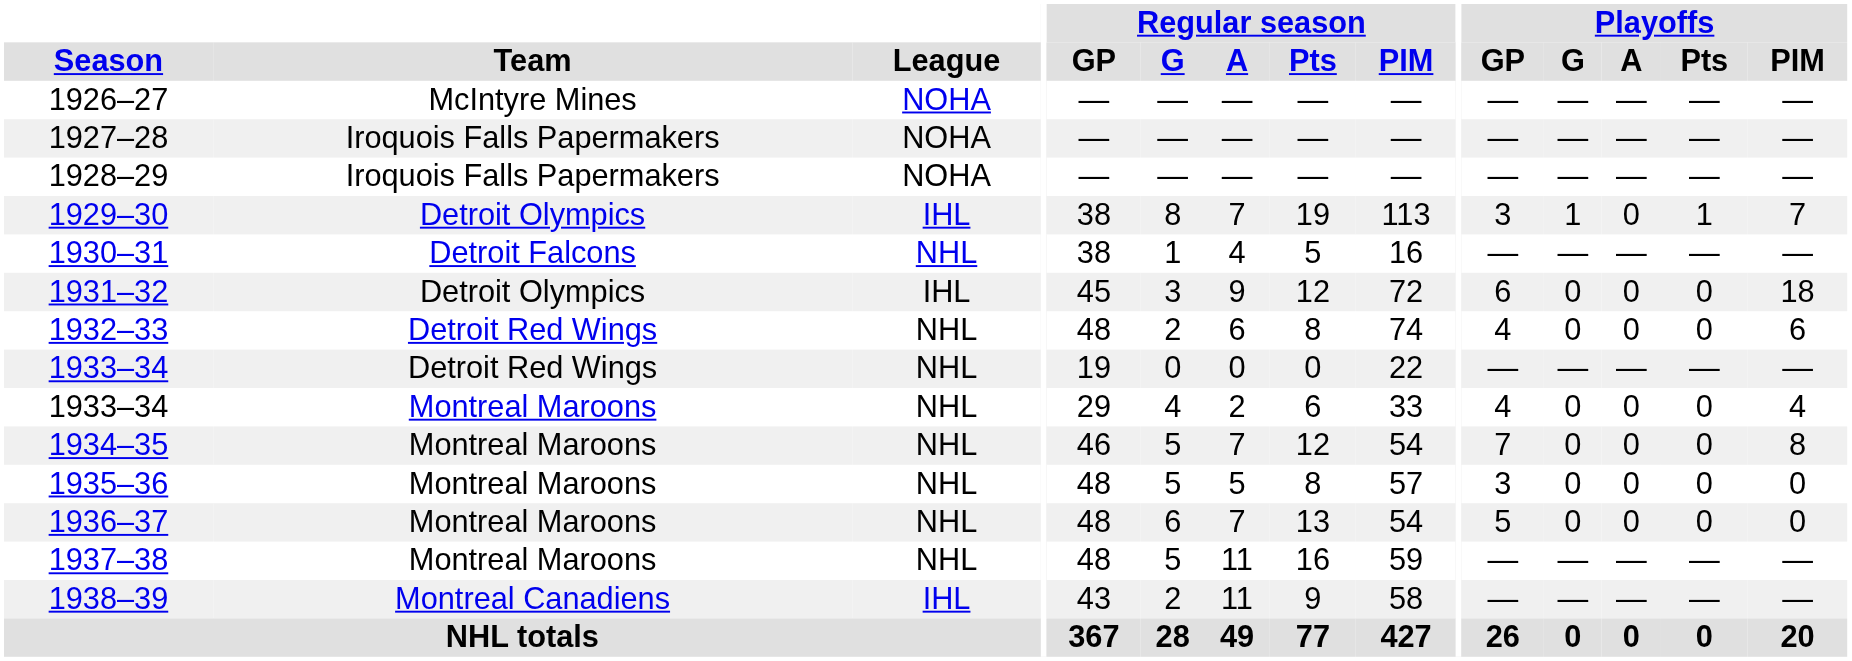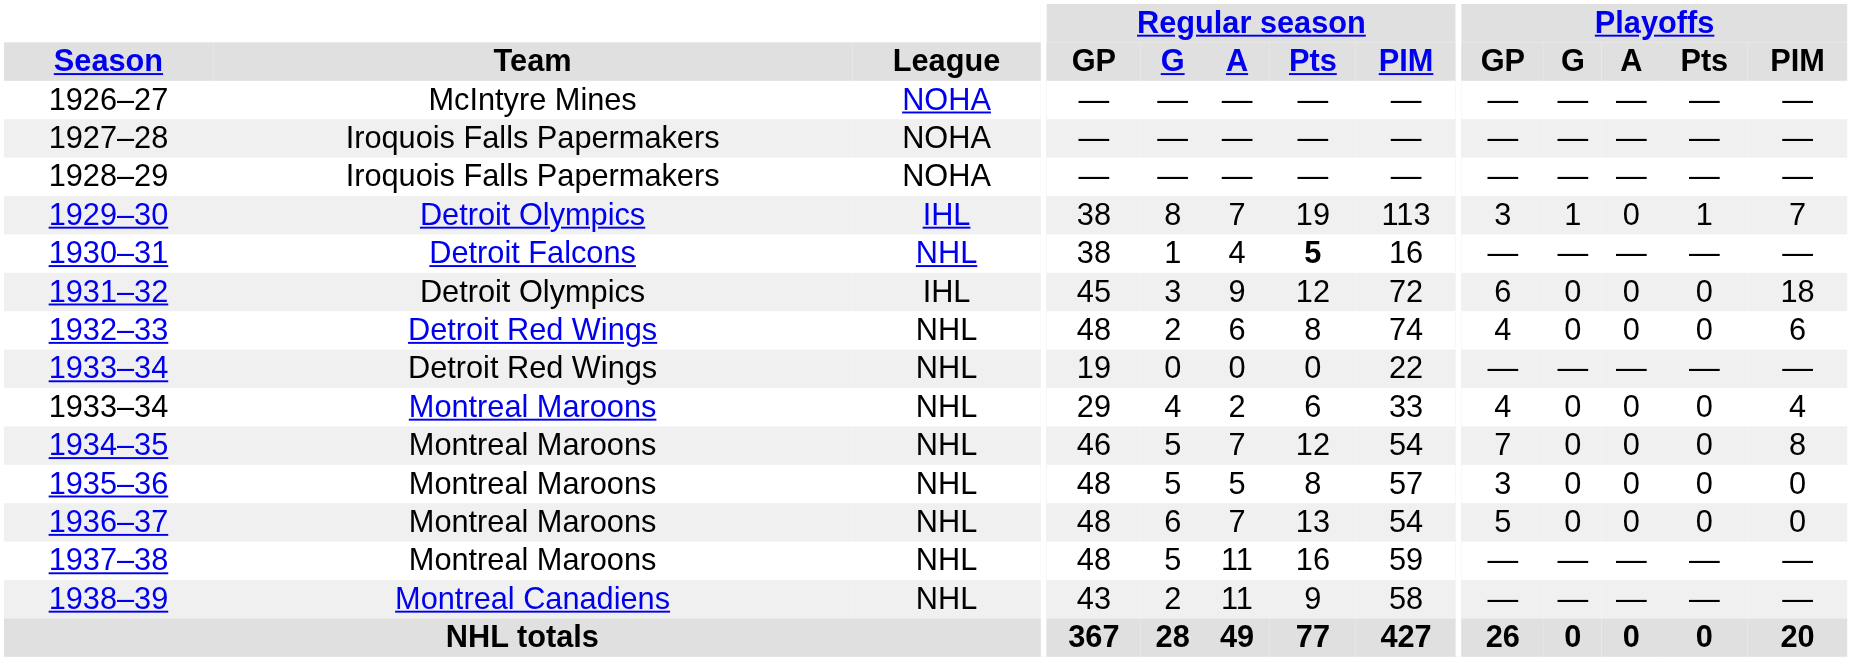(1313, 253) normal -> (1313, 253) bold
(947, 598) IHL -> (947, 598) NHL
